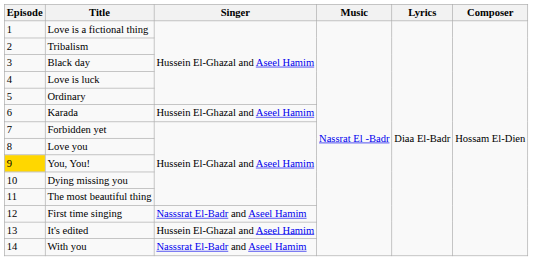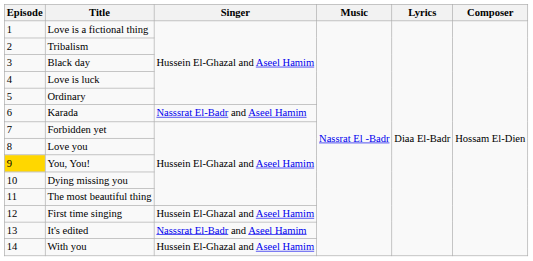(235, 113) Hussein El-Ghazal and Aseel Hamim -> (231, 113) Nasssrat El-Badr and Aseel Hamim
(231, 213) Nasssrat El-Badr and Aseel Hamim -> (235, 213) Hussein El-Ghazal and Aseel Hamim
(235, 230) Hussein El-Ghazal and Aseel Hamim -> (231, 230) Nasssrat El-Badr and Aseel Hamim
(231, 247) Nasssrat El-Badr and Aseel Hamim -> (235, 247) Hussein El-Ghazal and Aseel Hamim
